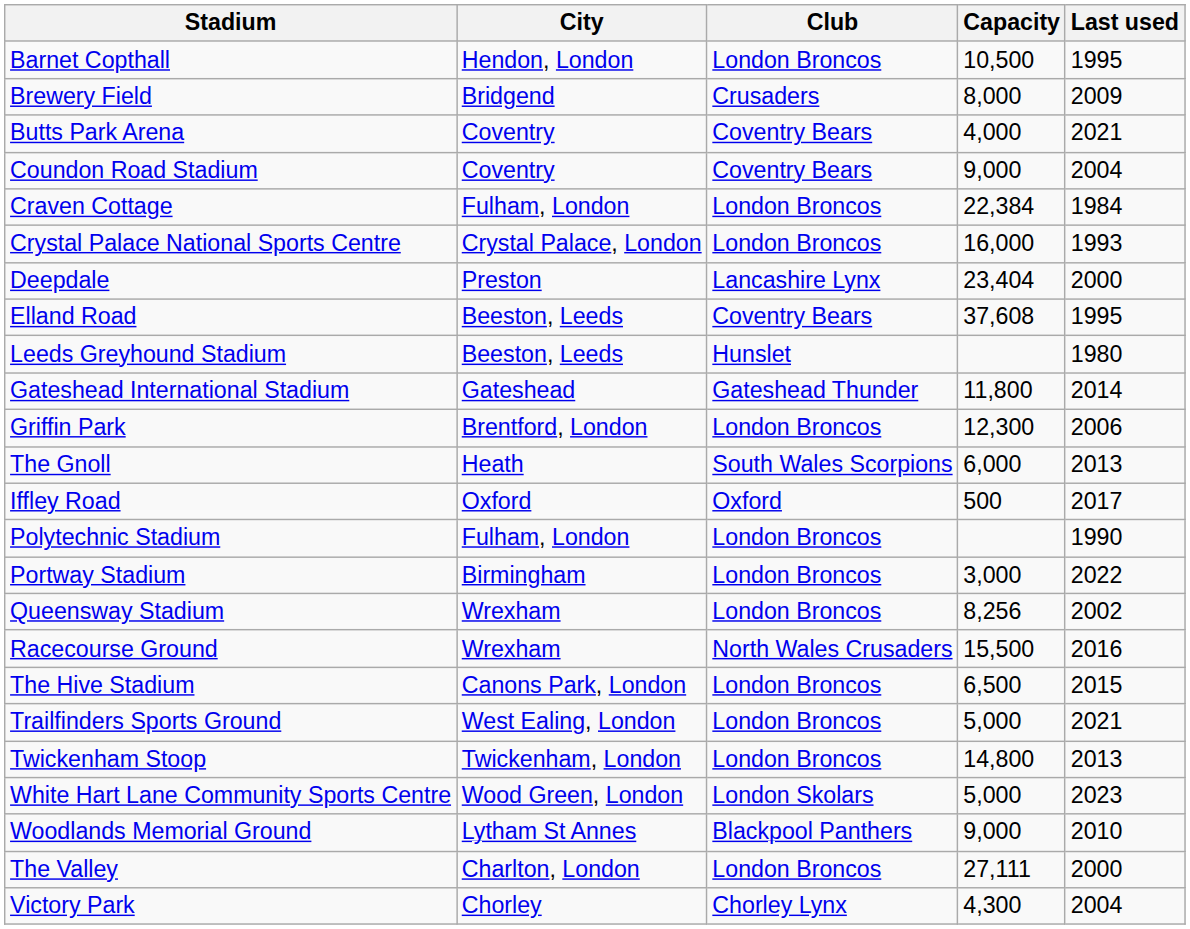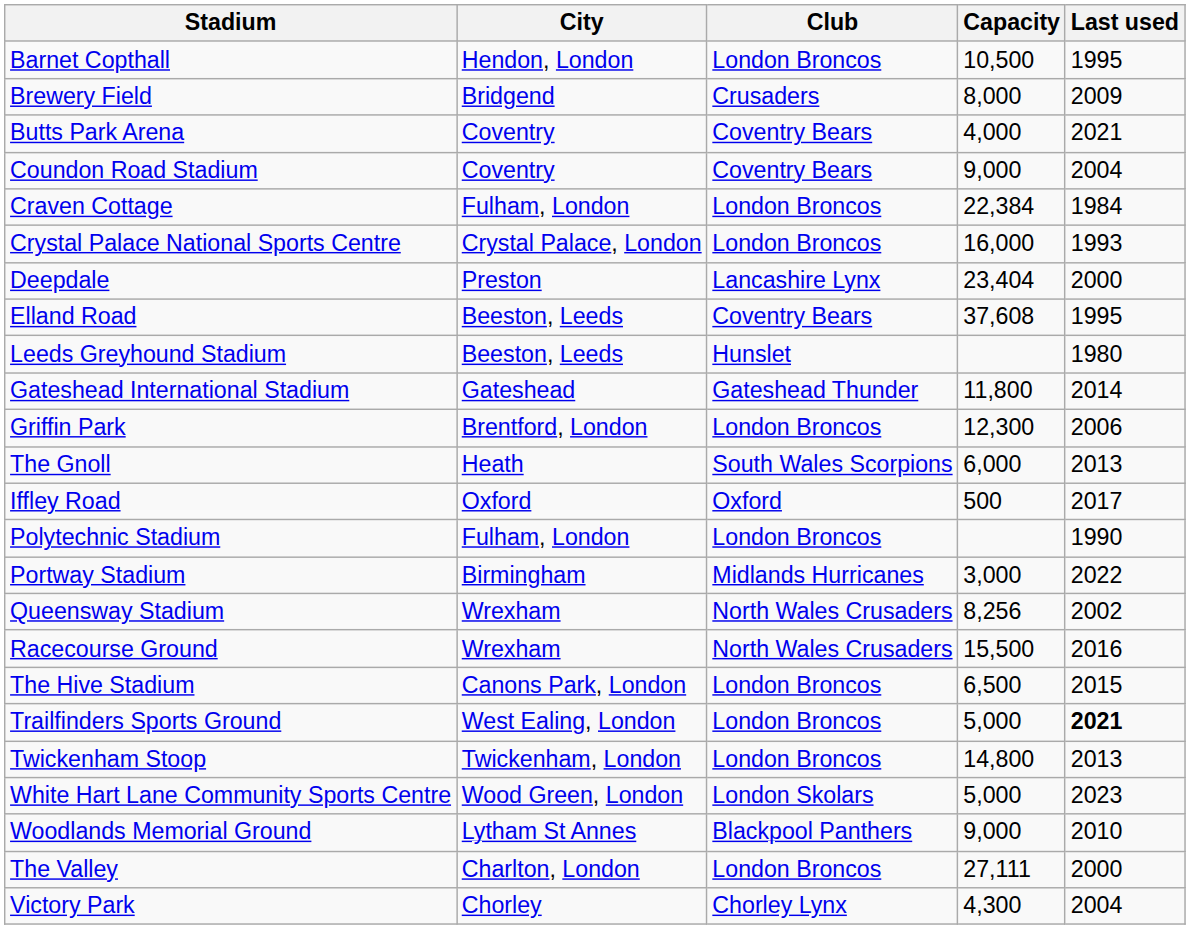(797, 574) London Broncos -> (818, 574) Midlands Hurricanes
(797, 611) London Broncos -> (832, 611) North Wales Crusaders
(1097, 721) normal -> (1097, 721) bold
